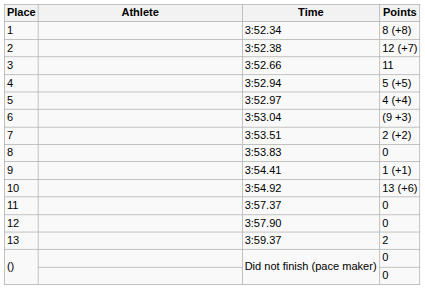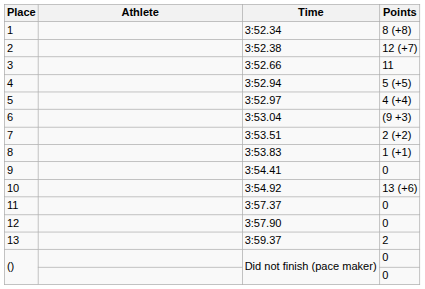(385, 153) 0 -> (397, 153) 1 (+1)
(397, 170) 1 (+1) -> (385, 170) 0
